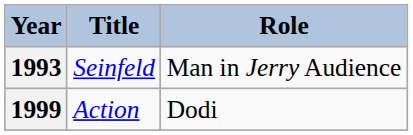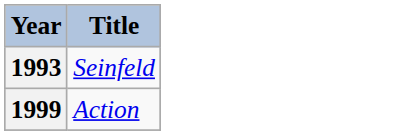- column: (284, 25)
